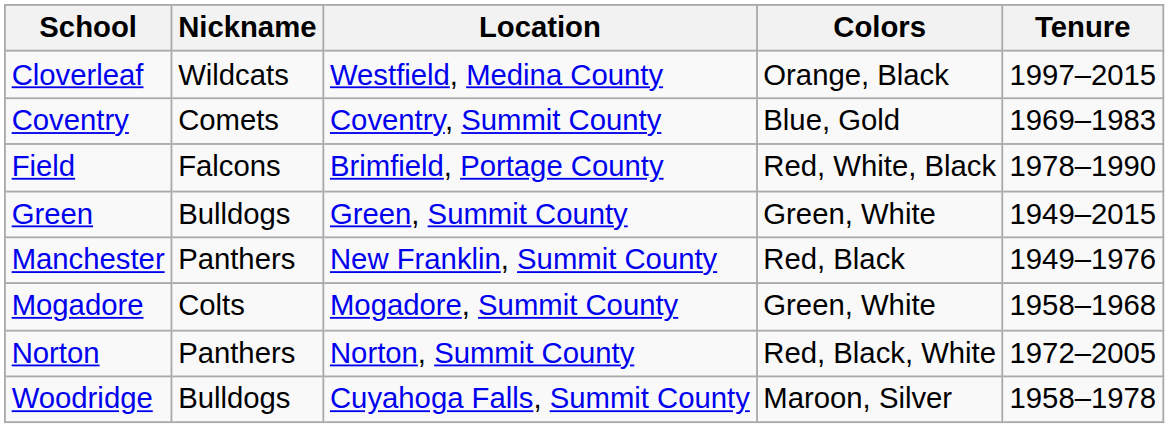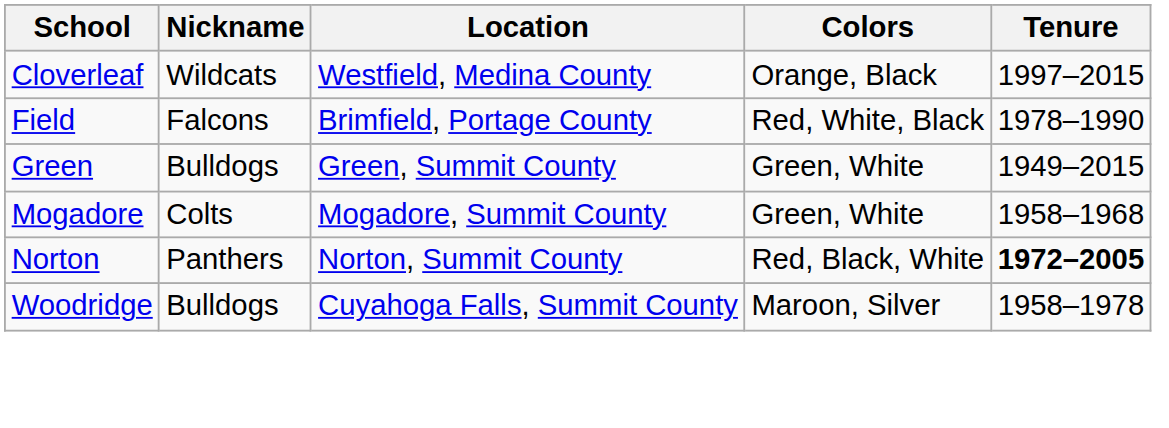- row: (70, 120)
- row: (88, 259)
(1083, 352) normal -> (1071, 259) bold
